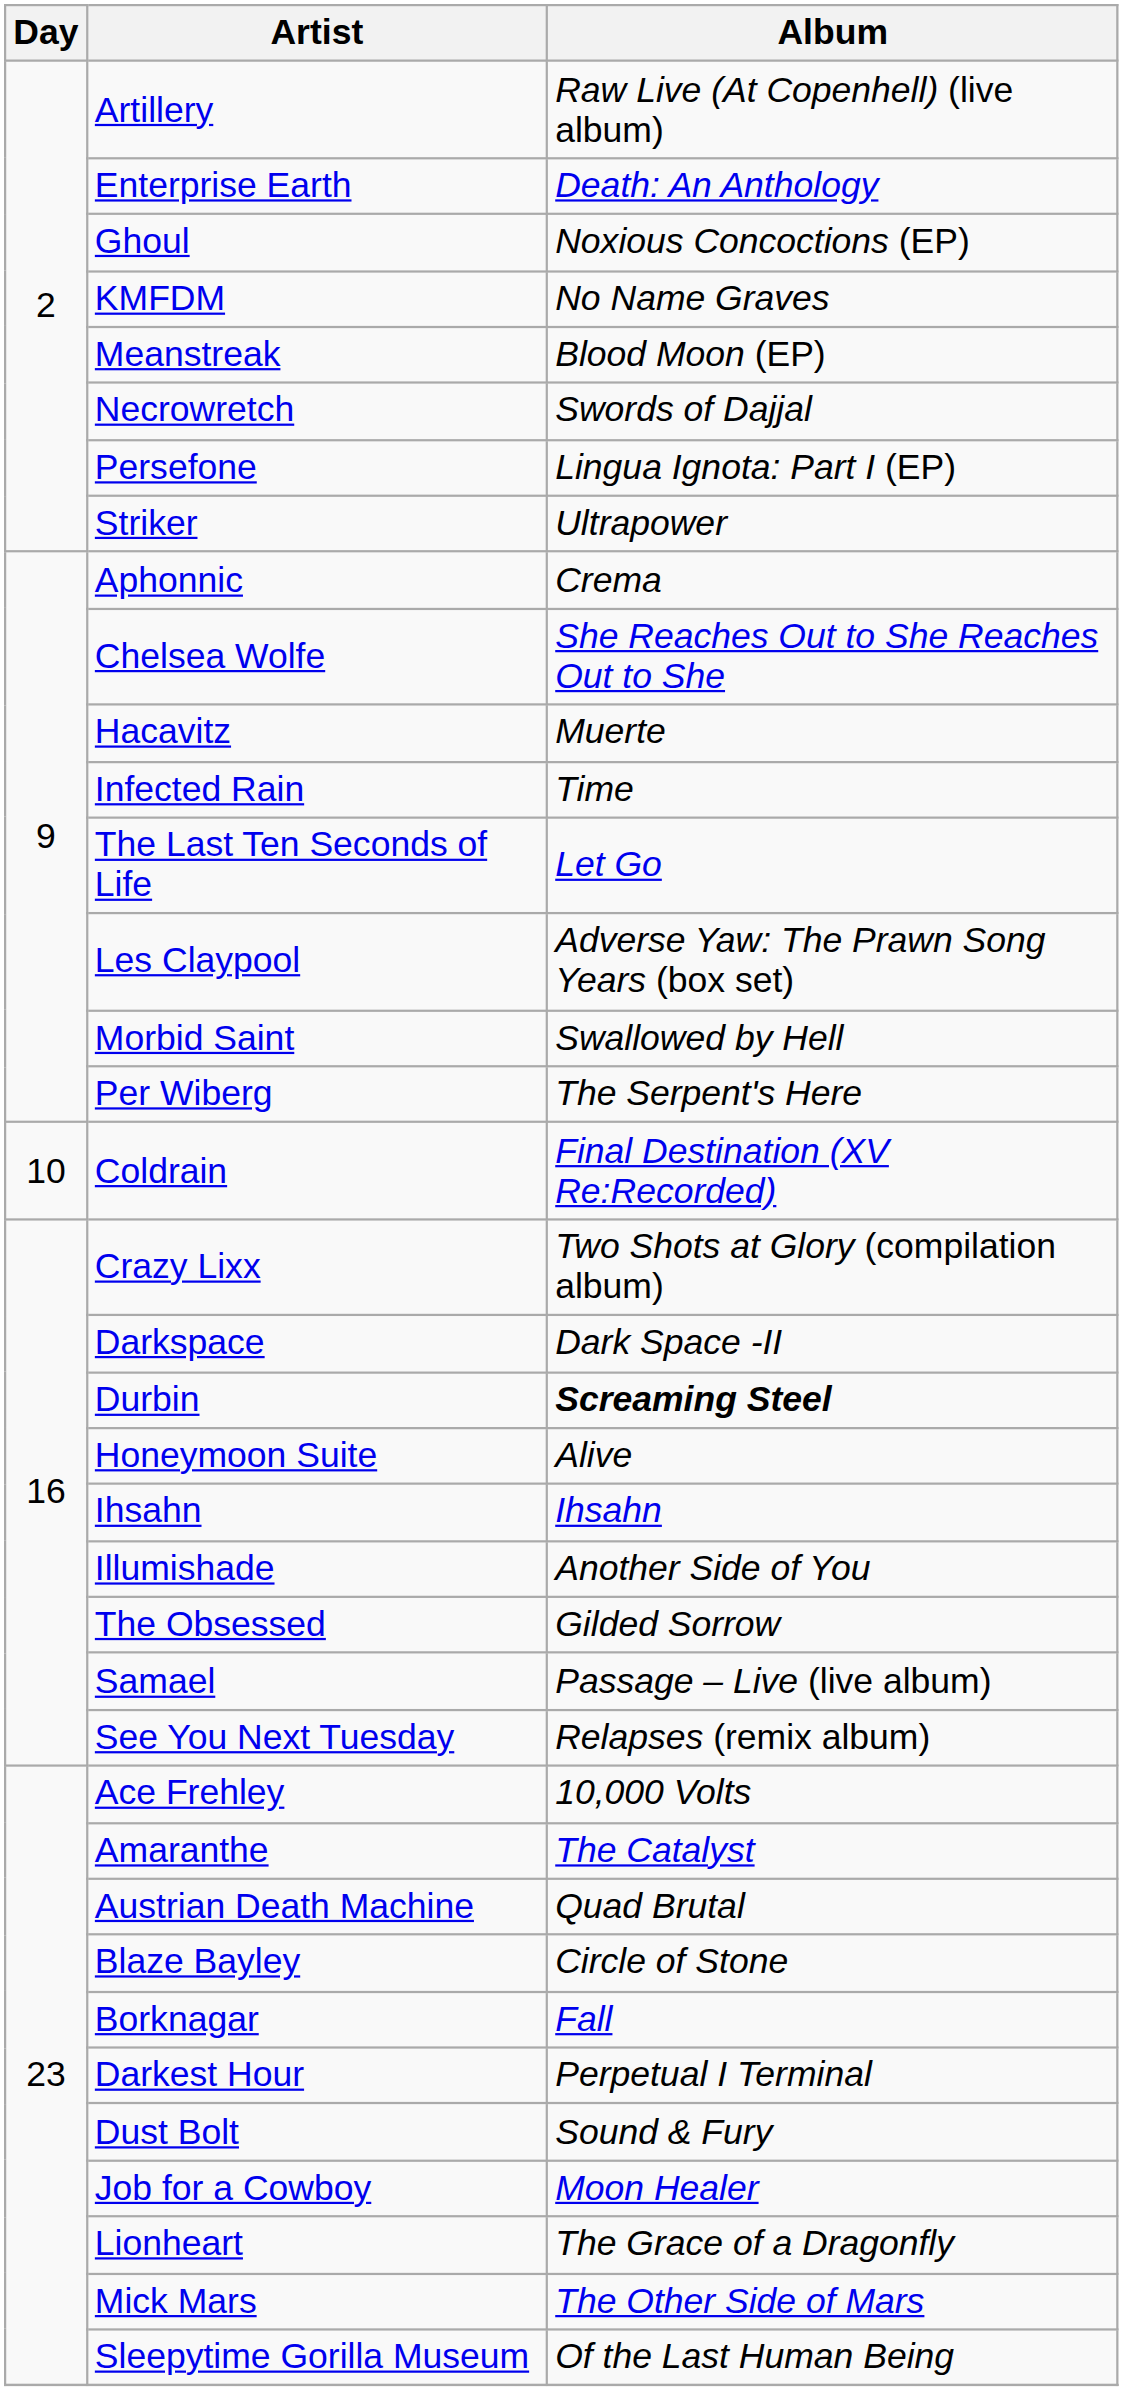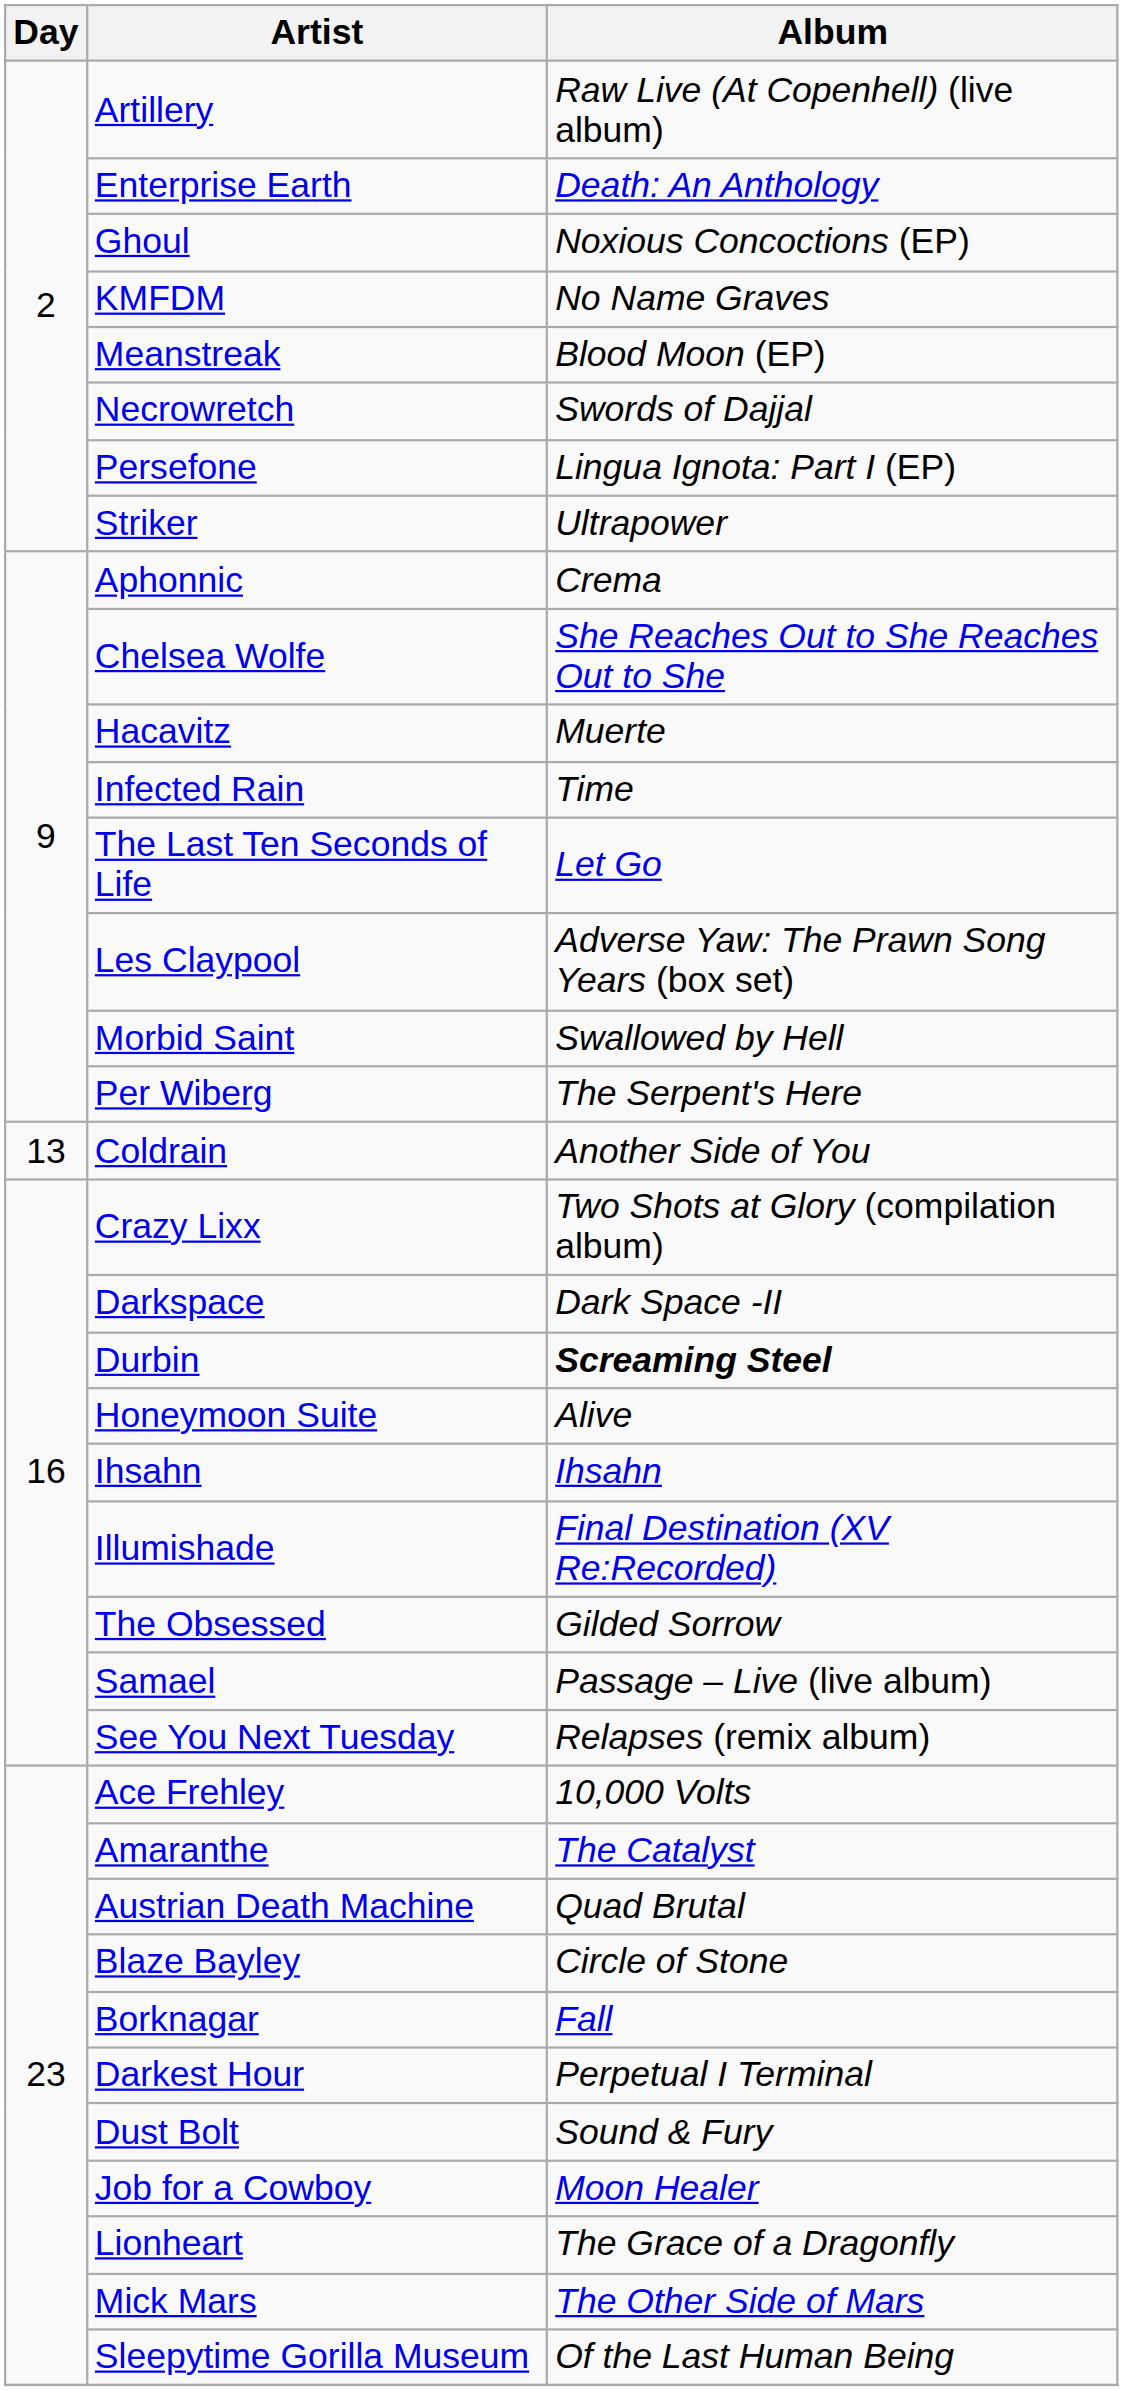(46, 1170) 10 -> (46, 1150) 13
(722, 1170) Final Destination (XV Re:Recorded) -> (713, 1150) Another Side of You
(713, 1568) Another Side of You -> (722, 1548) Final Destination (XV Re:Recorded)
